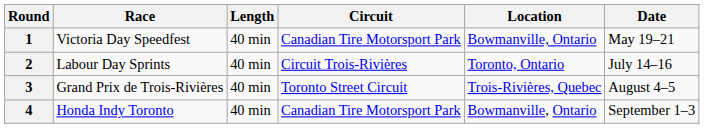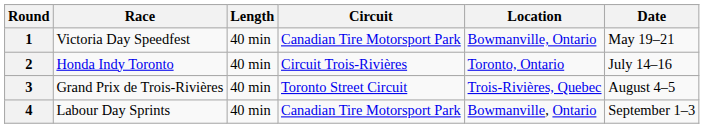(113, 63) Labour Day Sprints -> (115, 63) Honda Indy Toronto
(115, 111) Honda Indy Toronto -> (113, 111) Labour Day Sprints
